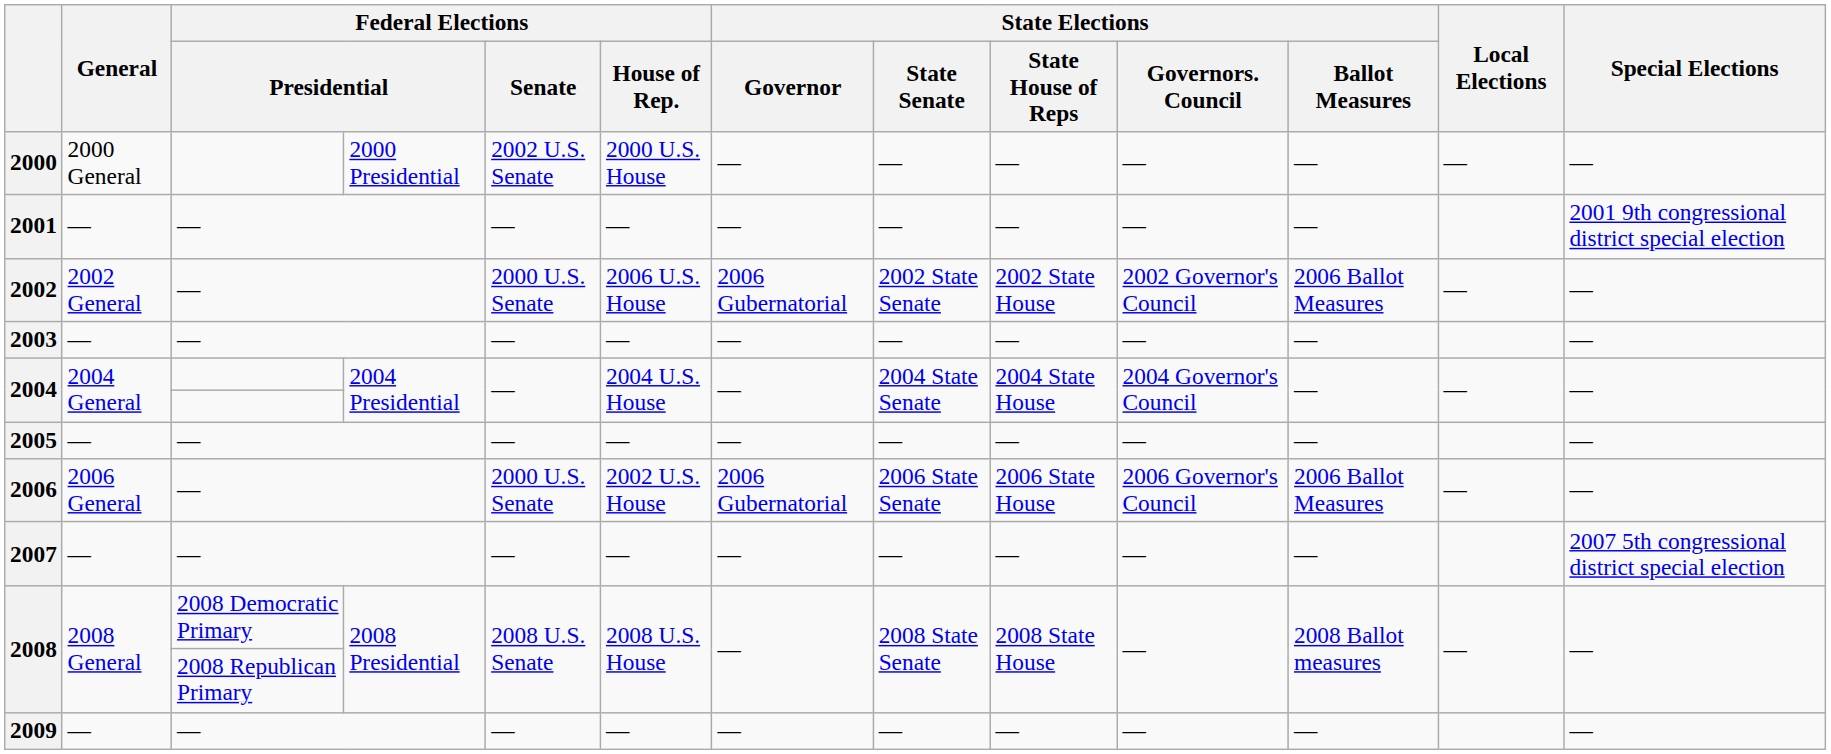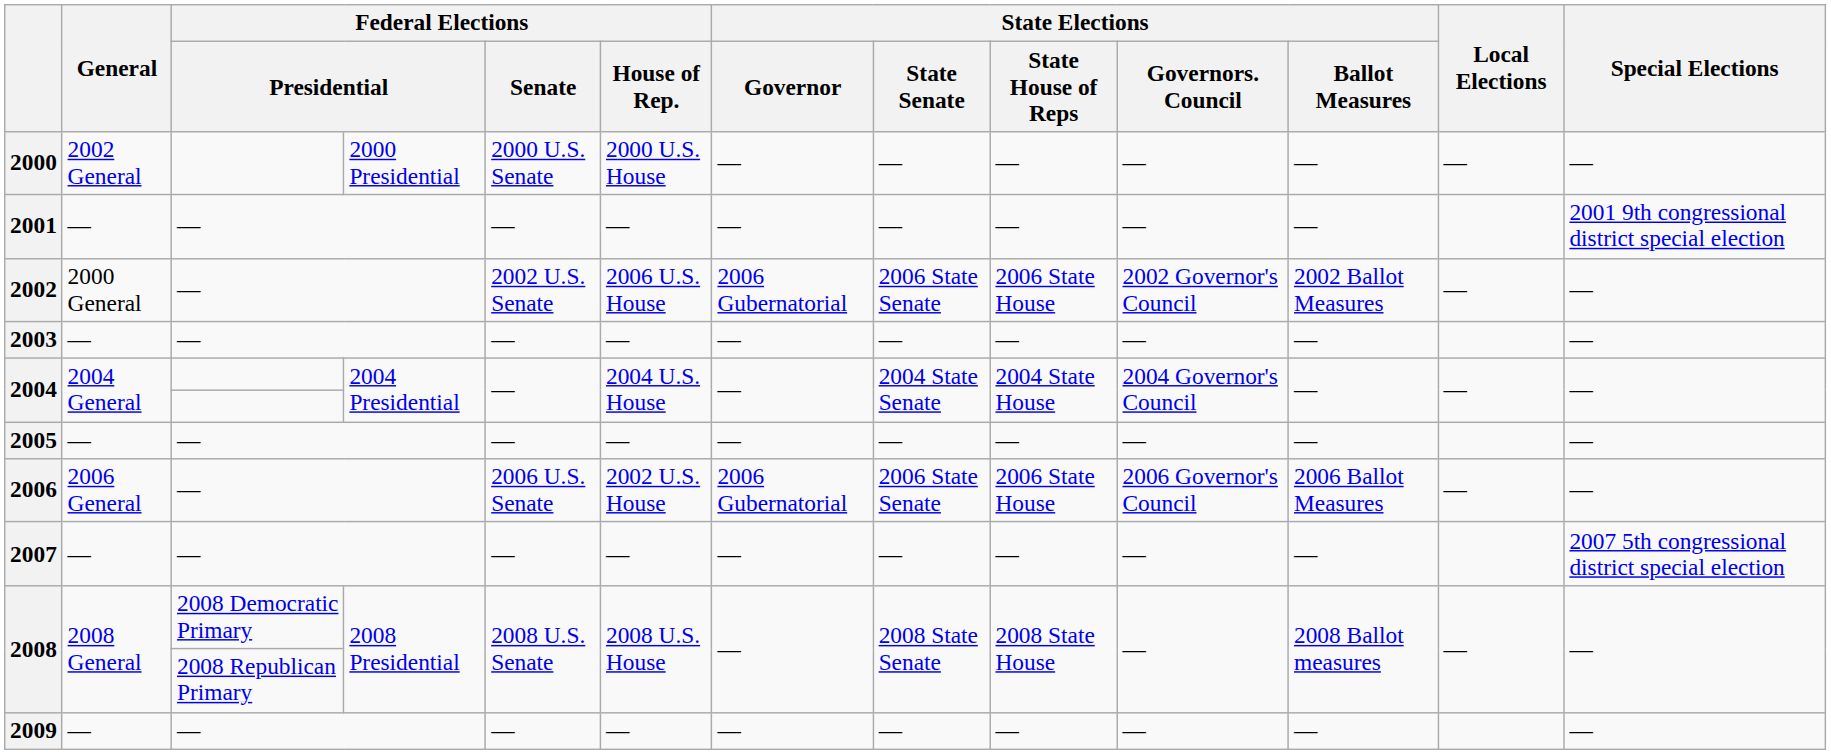(105, 162) 2000 General -> (105, 162) 2002 General
(538, 162) 2002 U.S. Senate -> (538, 162) 2000 U.S. Senate
(105, 289) 2002 General -> (105, 289) 2000 General
(538, 289) 2000 U.S. Senate -> (538, 289) 2002 U.S. Senate
(928, 289) 2002 State Senate -> (928, 289) 2006 State Senate
(1045, 289) 2002 State House -> (1045, 289) 2006 State House
(1349, 289) 2006 Ballot Measures -> (1349, 289) 2002 Ballot Measures
(538, 490) 2000 U.S. Senate -> (538, 490) 2006 U.S. Senate
